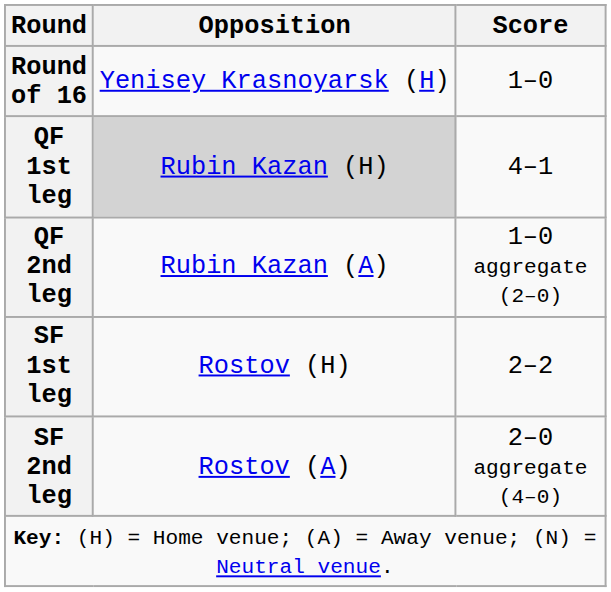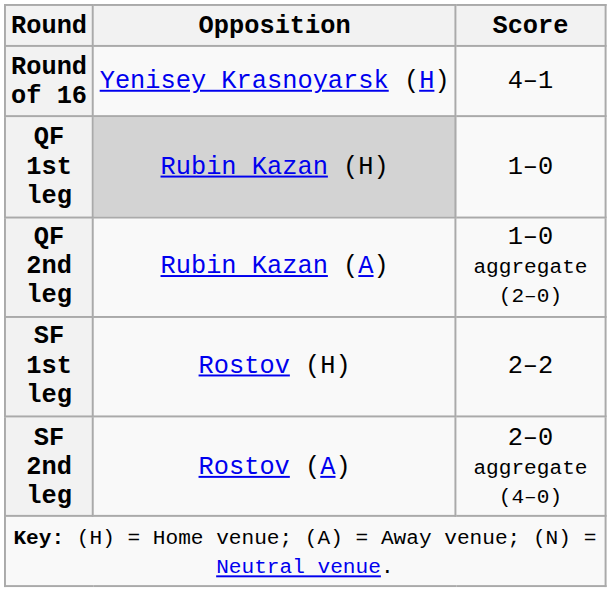(530, 82) 1–0 -> (530, 82) 4–1
(530, 167) 4–1 -> (530, 167) 1–0
